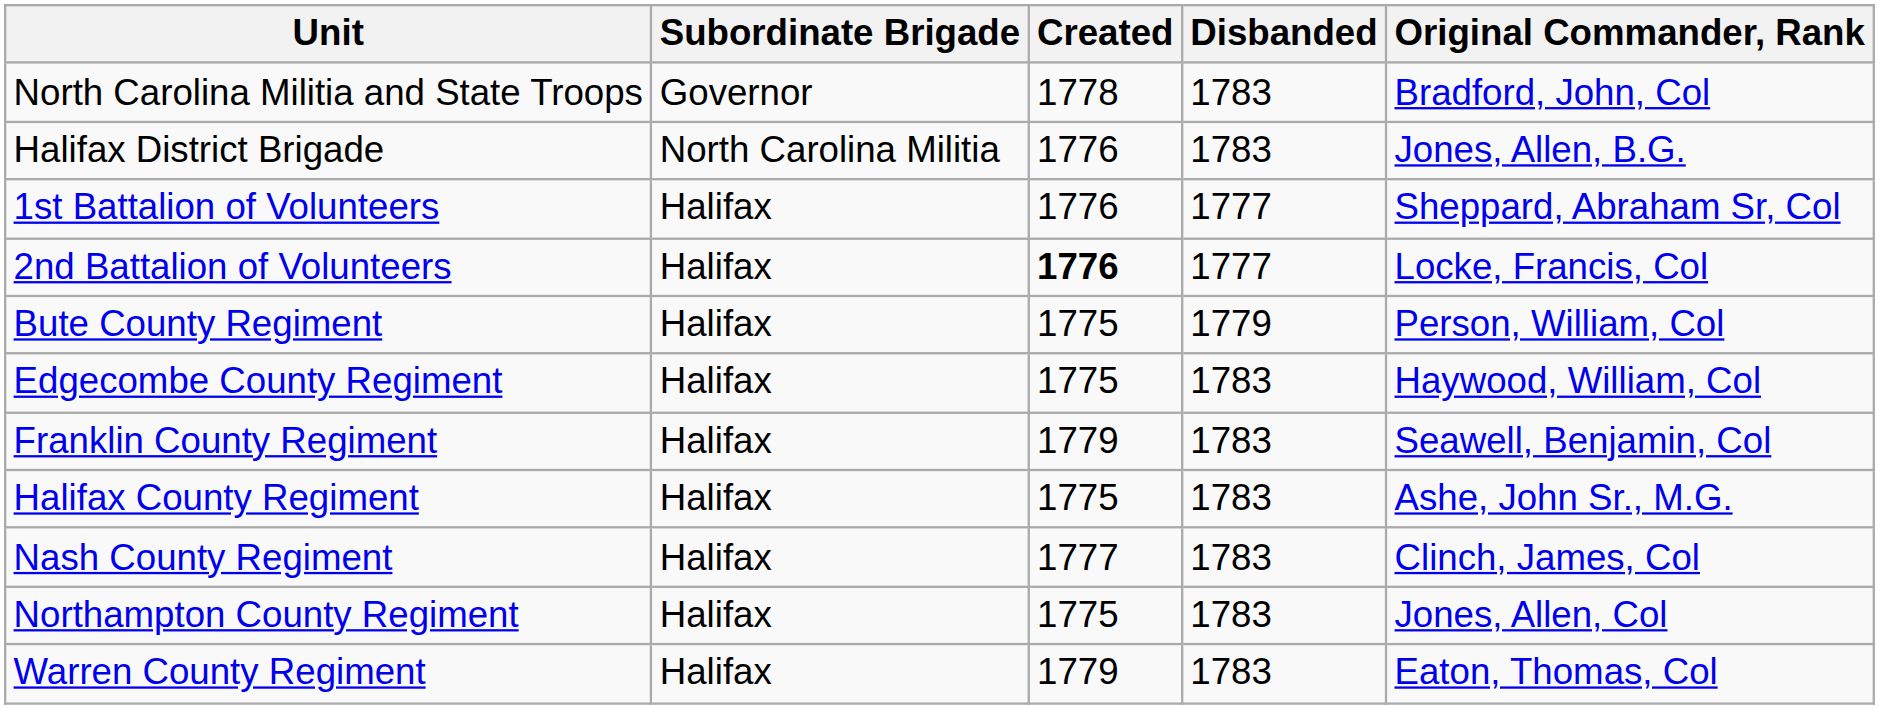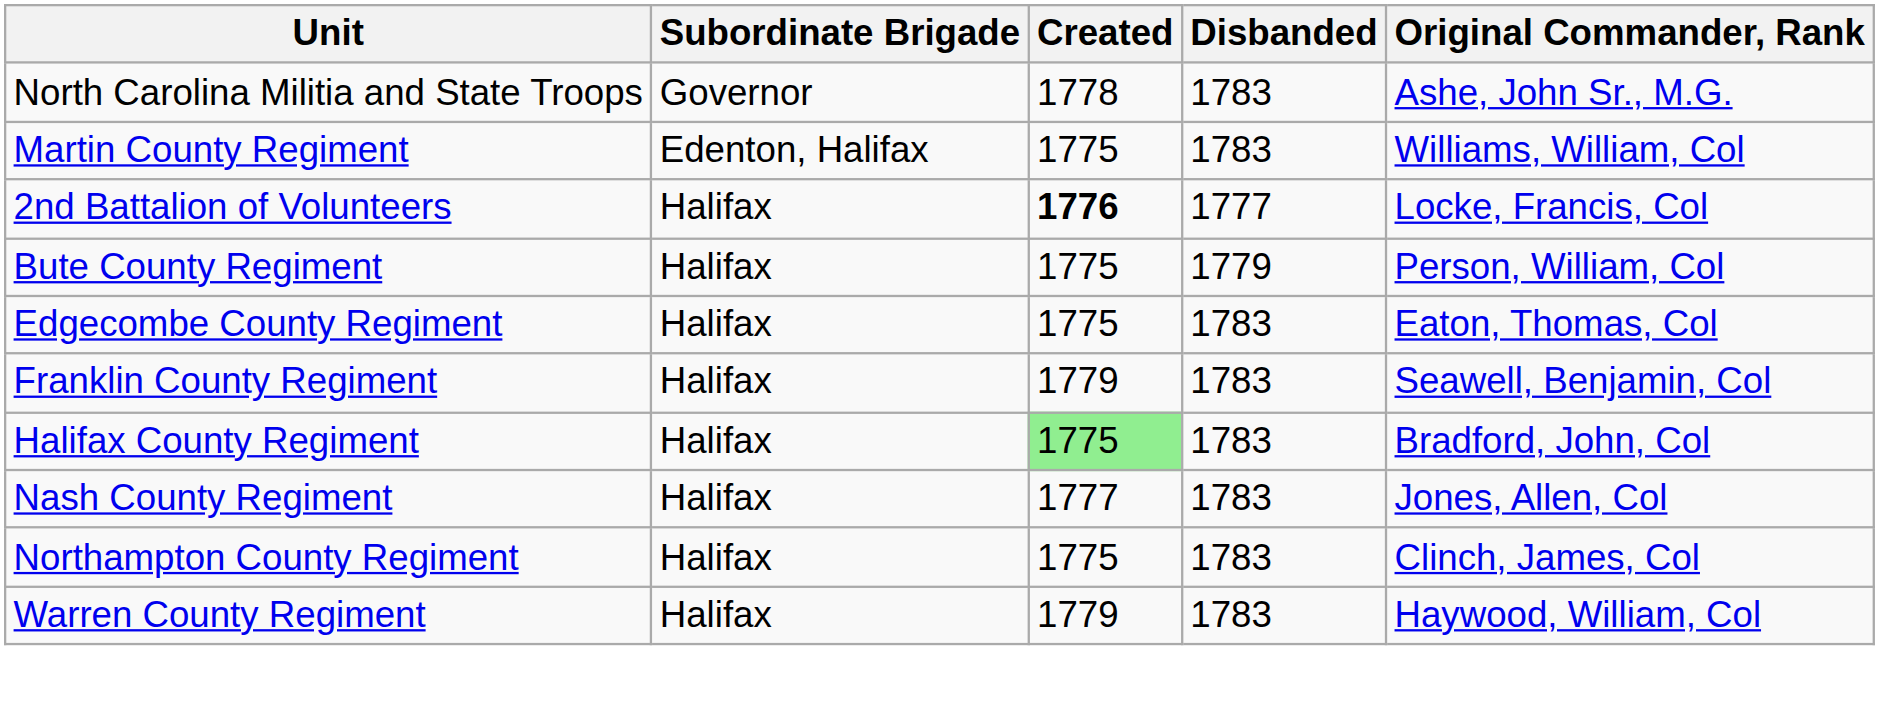(1552, 91) Bradford, John, Col -> (1564, 91) Ashe, John Sr., M.G.
+ row: (211, 149)
- row: (199, 149)
- row: (226, 207)
(1578, 382) Haywood, William, Col -> (1556, 324) Eaton, Thomas, Col
(1078, 498) no background -> (1078, 440) lightgreen background
(1564, 498) Ashe, John Sr., M.G. -> (1552, 440) Bradford, John, Col
(1547, 556) Clinch, James, Col -> (1531, 498) Jones, Allen, Col
(1531, 614) Jones, Allen, Col -> (1547, 556) Clinch, James, Col
(1556, 672) Eaton, Thomas, Col -> (1578, 614) Haywood, William, Col
